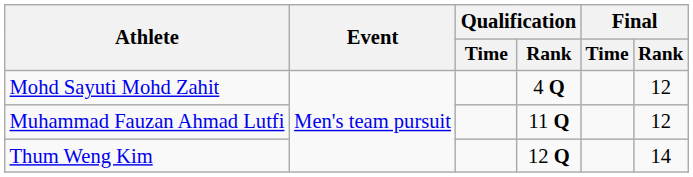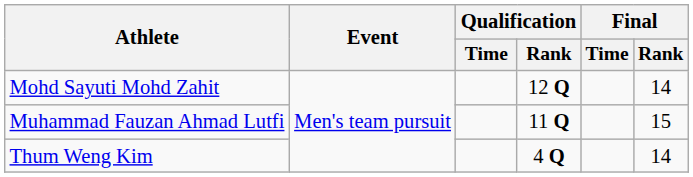(549, 87) 4 Q -> (549, 87) 12 Q
(661, 87) 12 -> (661, 87) 14
(661, 121) 12 -> (661, 121) 15
(549, 155) 12 Q -> (549, 155) 4 Q
